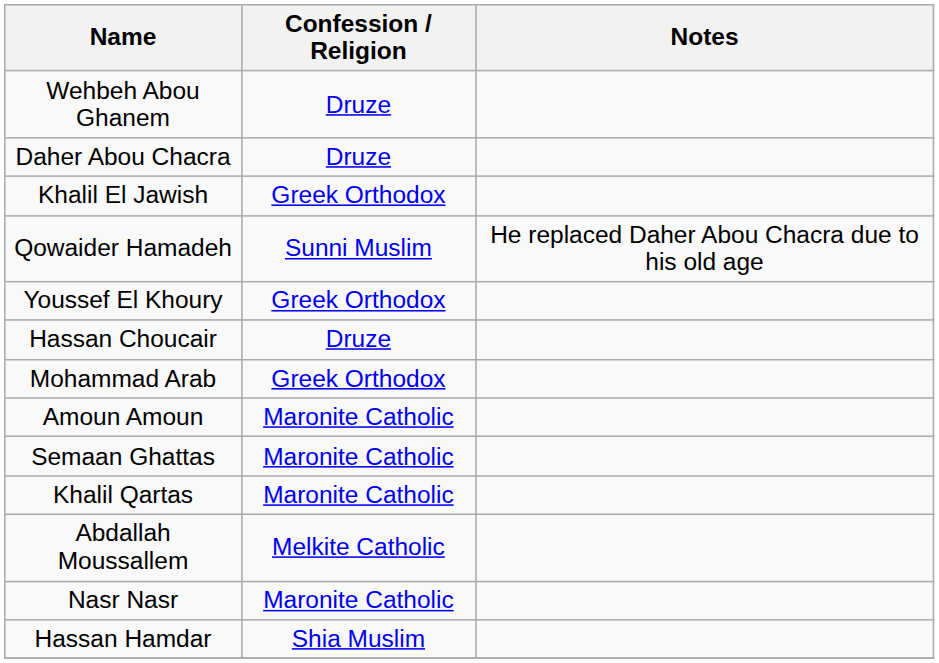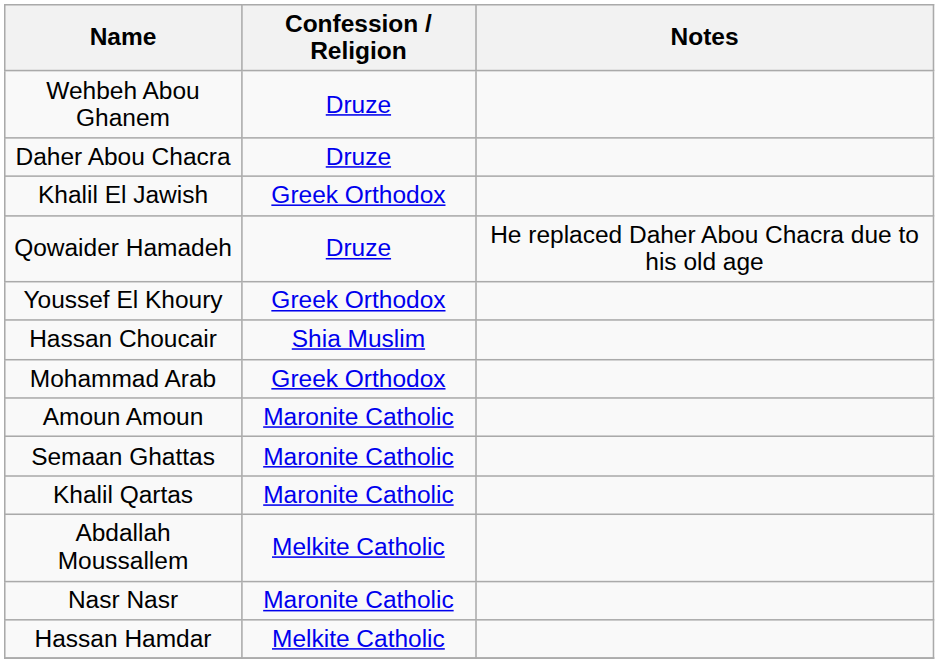(358, 248) Sunni Muslim -> (358, 248) Druze
(358, 339) Druze -> (358, 339) Shia Muslim
(358, 638) Shia Muslim -> (358, 638) Melkite Catholic
